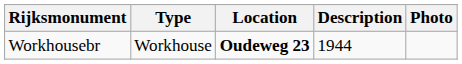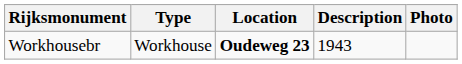(335, 45) 1944 -> (335, 45) 1943
